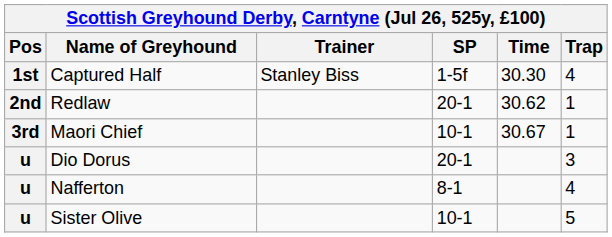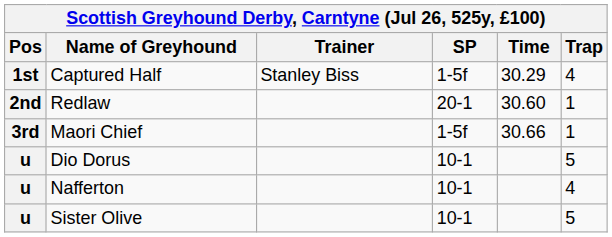(523, 75) 30.30 -> (523, 75) 30.29
(523, 103) 30.62 -> (523, 103) 30.60
(455, 132) 10-1 -> (452, 132) 1-5f
(523, 132) 30.67 -> (523, 132) 30.66
(455, 160) 20-1 -> (455, 160) 10-1
(570, 160) 3 -> (570, 160) 5
(450, 189) 8-1 -> (455, 189) 10-1
